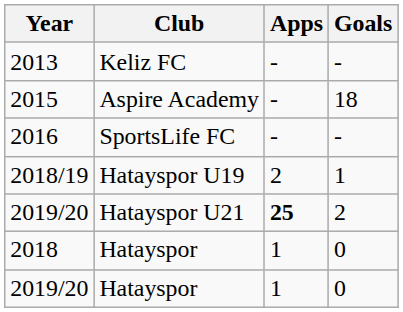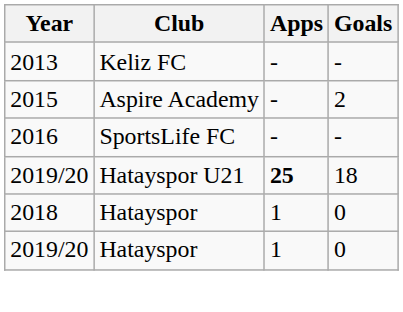(346, 99) 18 -> (340, 99) 2
- row: (49, 174)
(340, 212) 2 -> (346, 174) 18
